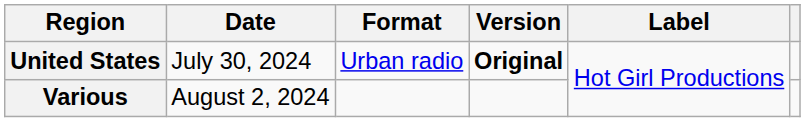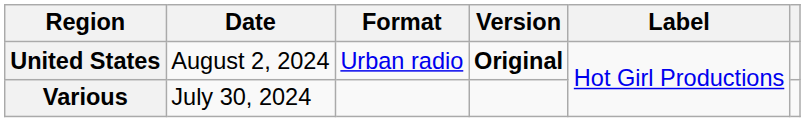(241, 60) July 30, 2024 -> (250, 60) August 2, 2024
(250, 97) August 2, 2024 -> (241, 97) July 30, 2024
